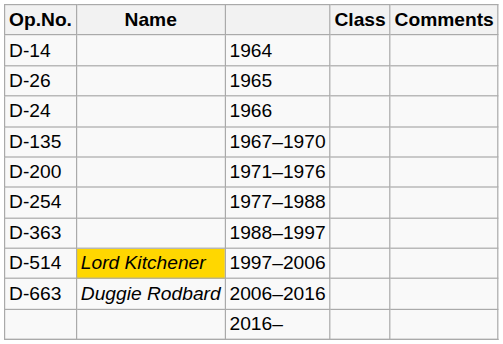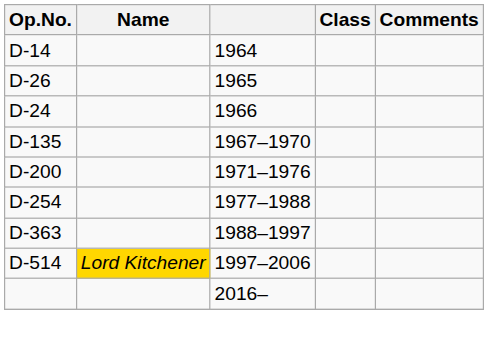- row: (35, 293)
